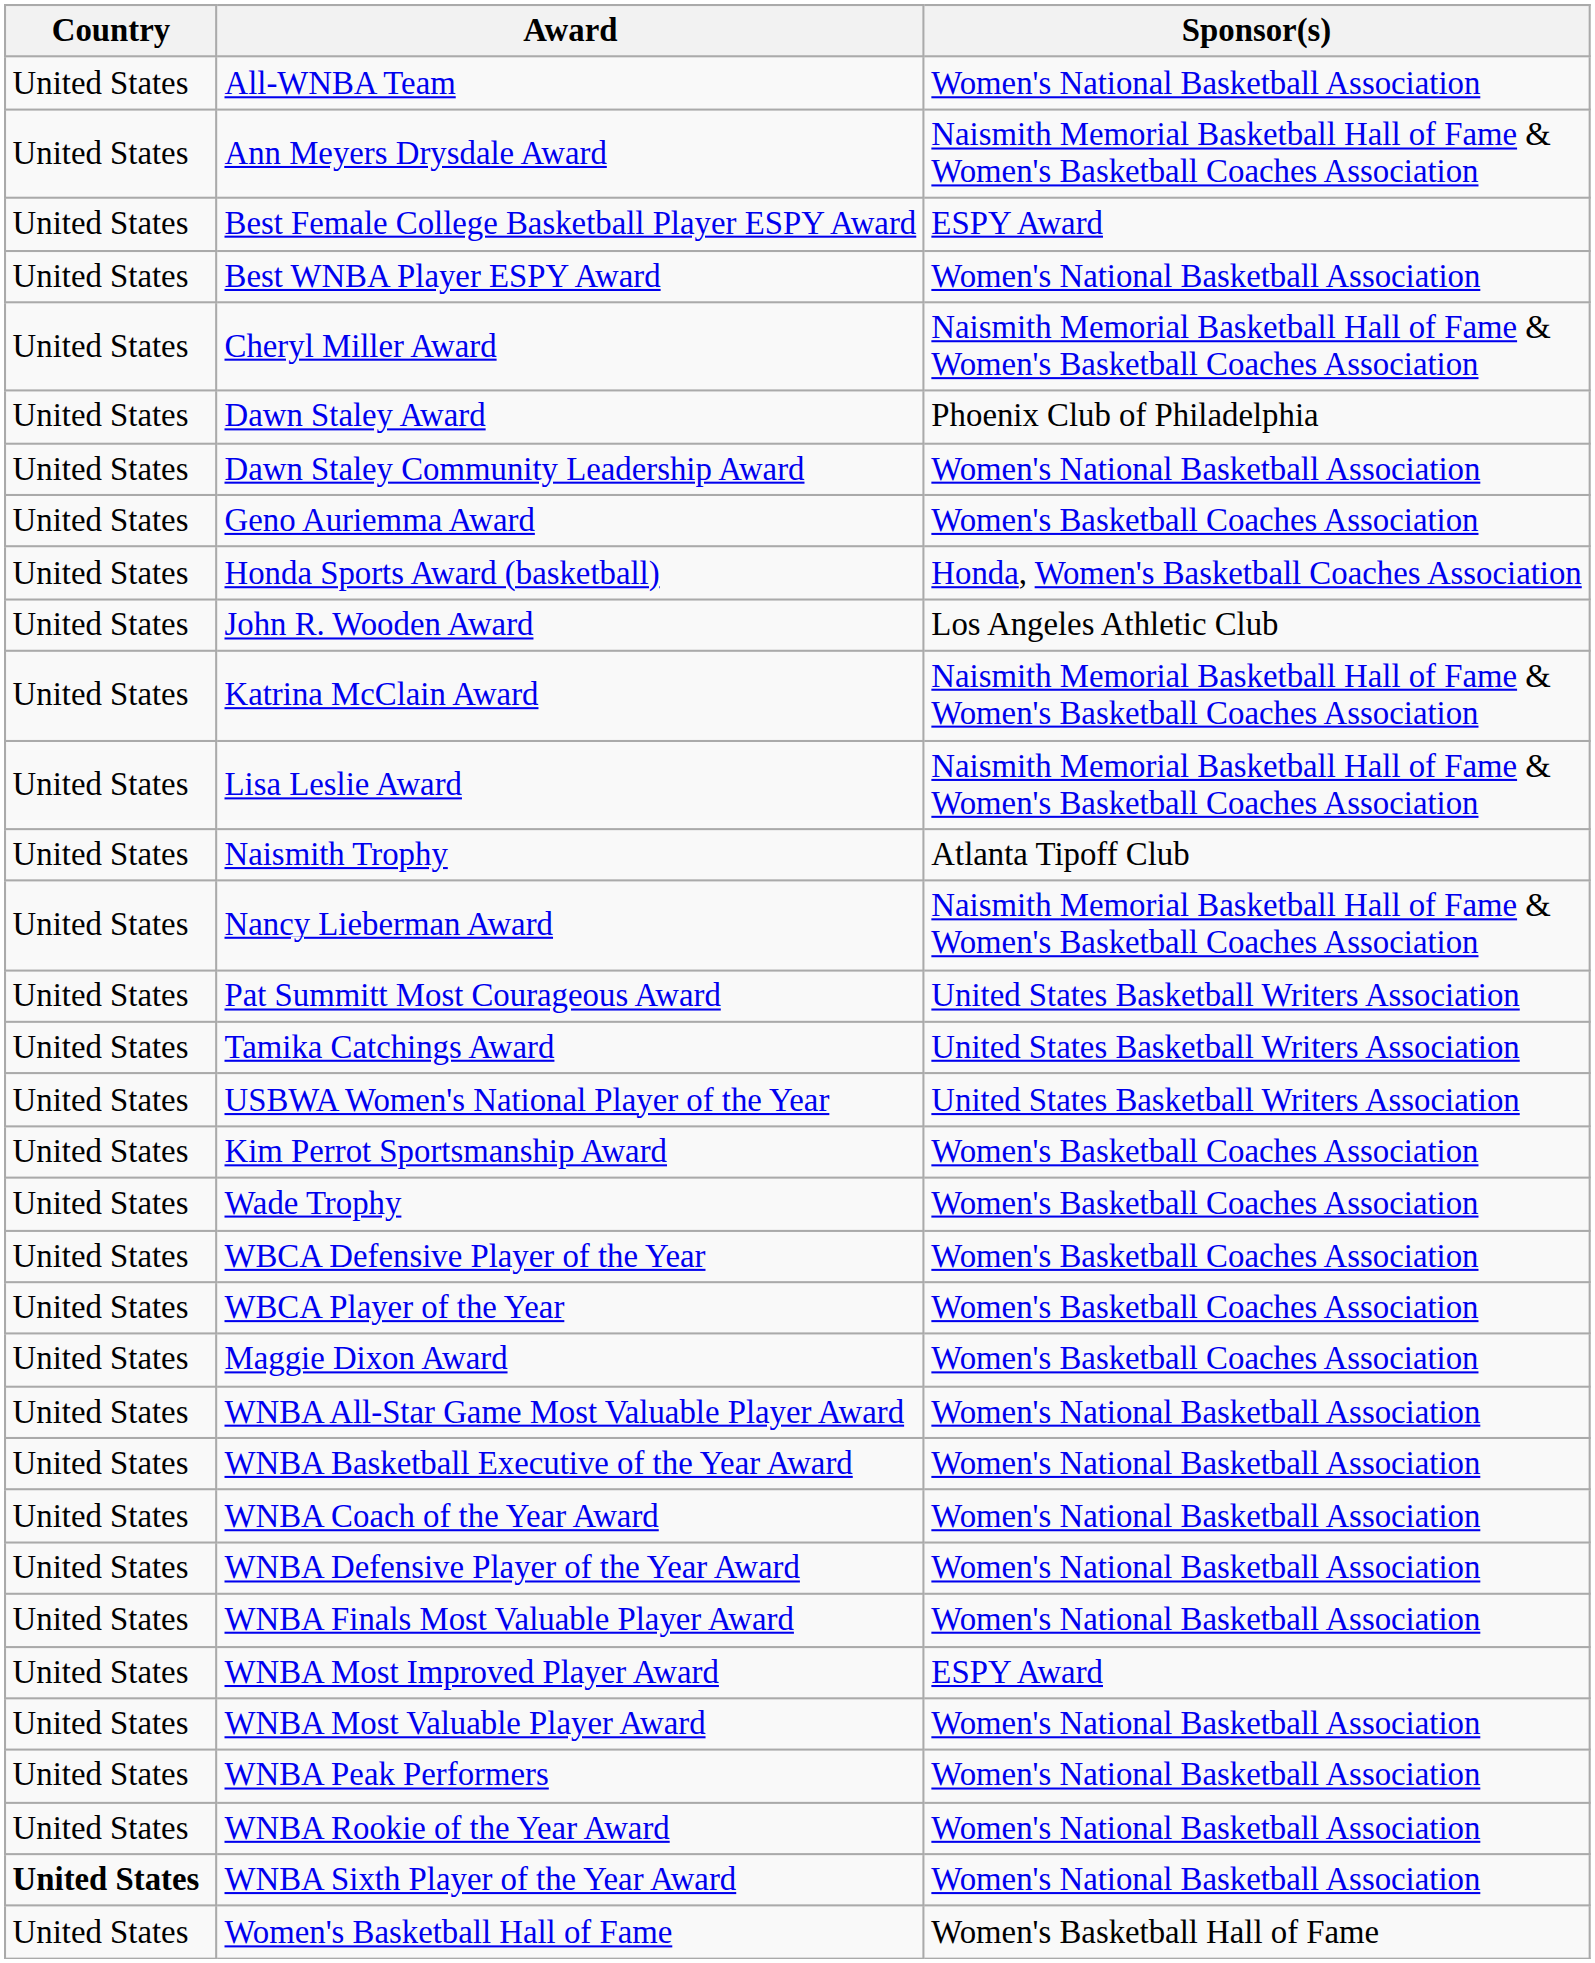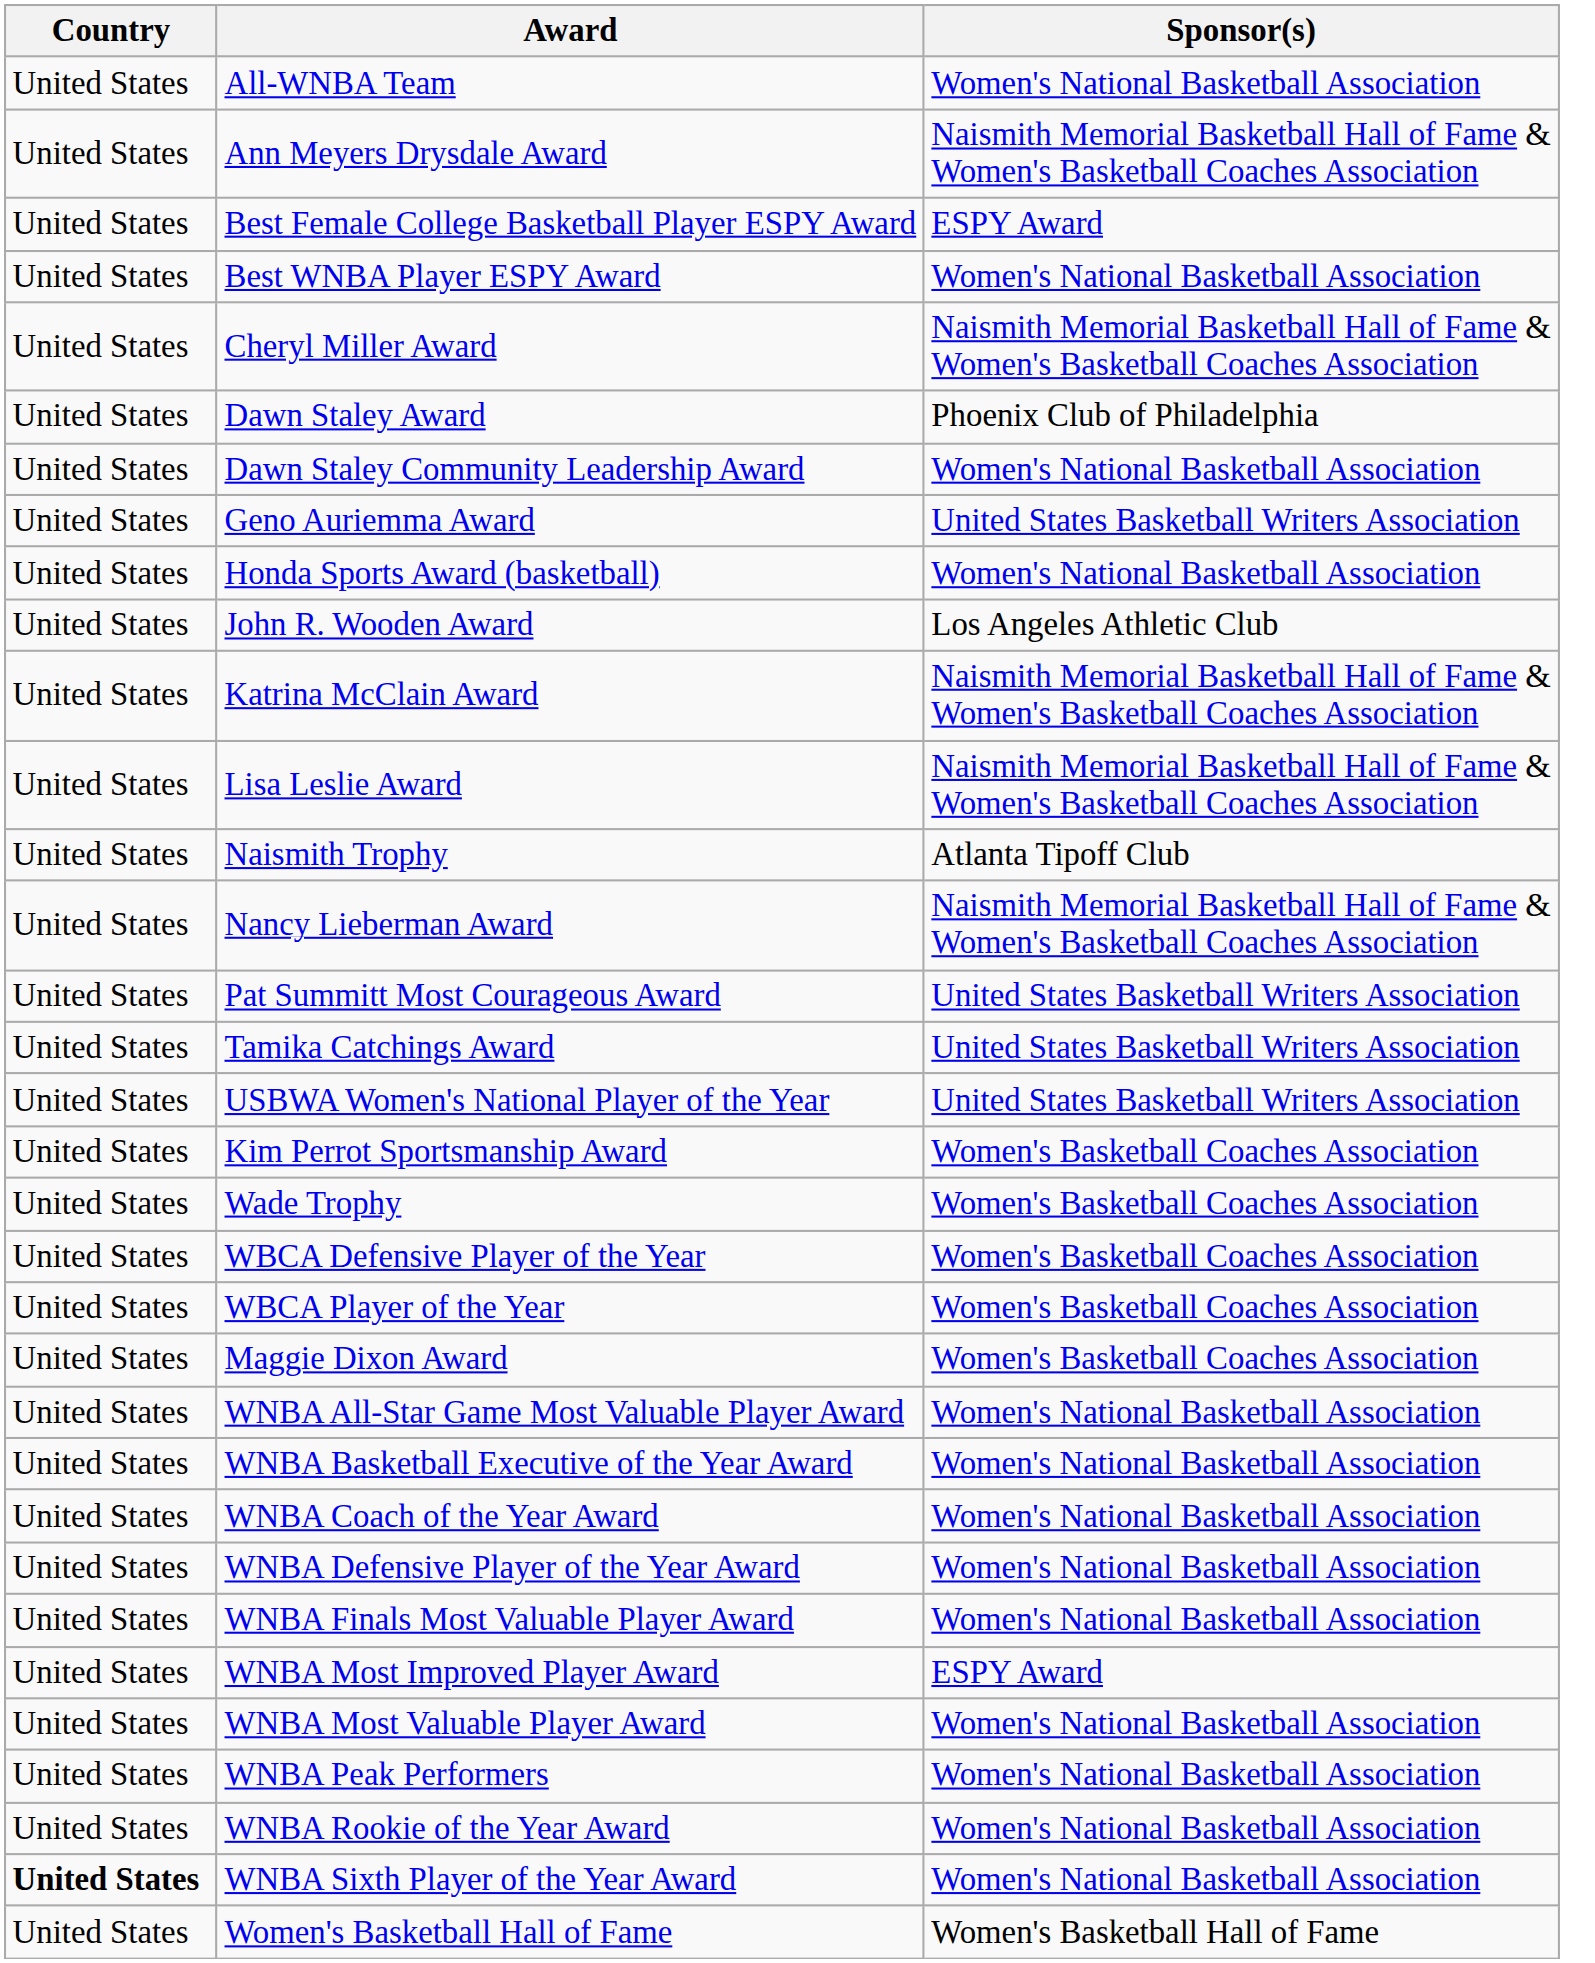(1205, 520) Women's Basketball Coaches Association -> (1226, 520) United States Basketball Writers Association
(1257, 572) Honda, Women's Basketball Coaches Association -> (1206, 572) Women's National Basketball Association
